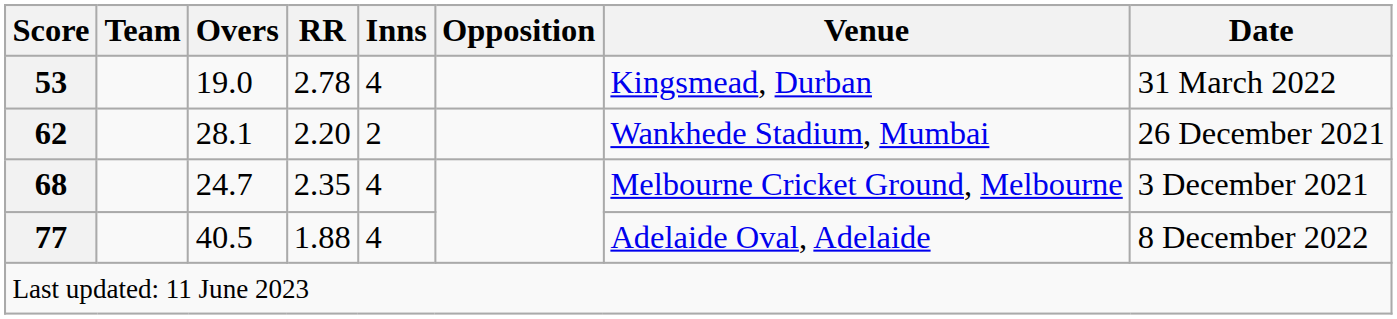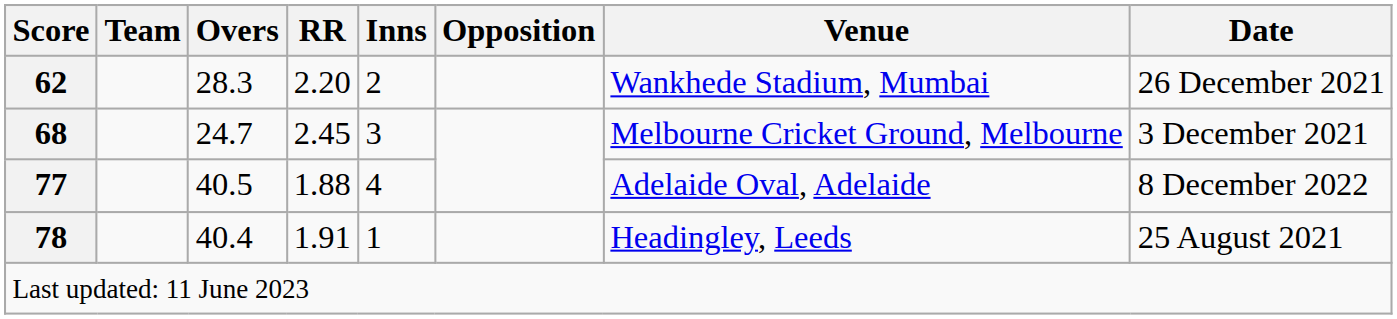- row: (51, 81)
(224, 133) 28.1 -> (224, 81) 28.3
(322, 184) 2.35 -> (322, 133) 2.45
(374, 184) 4 -> (374, 133) 3
+ row: (51, 236)
